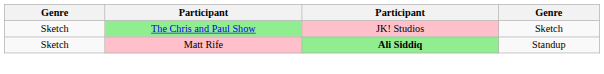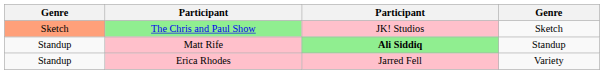(55, 28) no background -> (55, 28) lightsalmon background
(55, 45) Sketch -> (55, 45) Standup
+ row: (203, 61)
